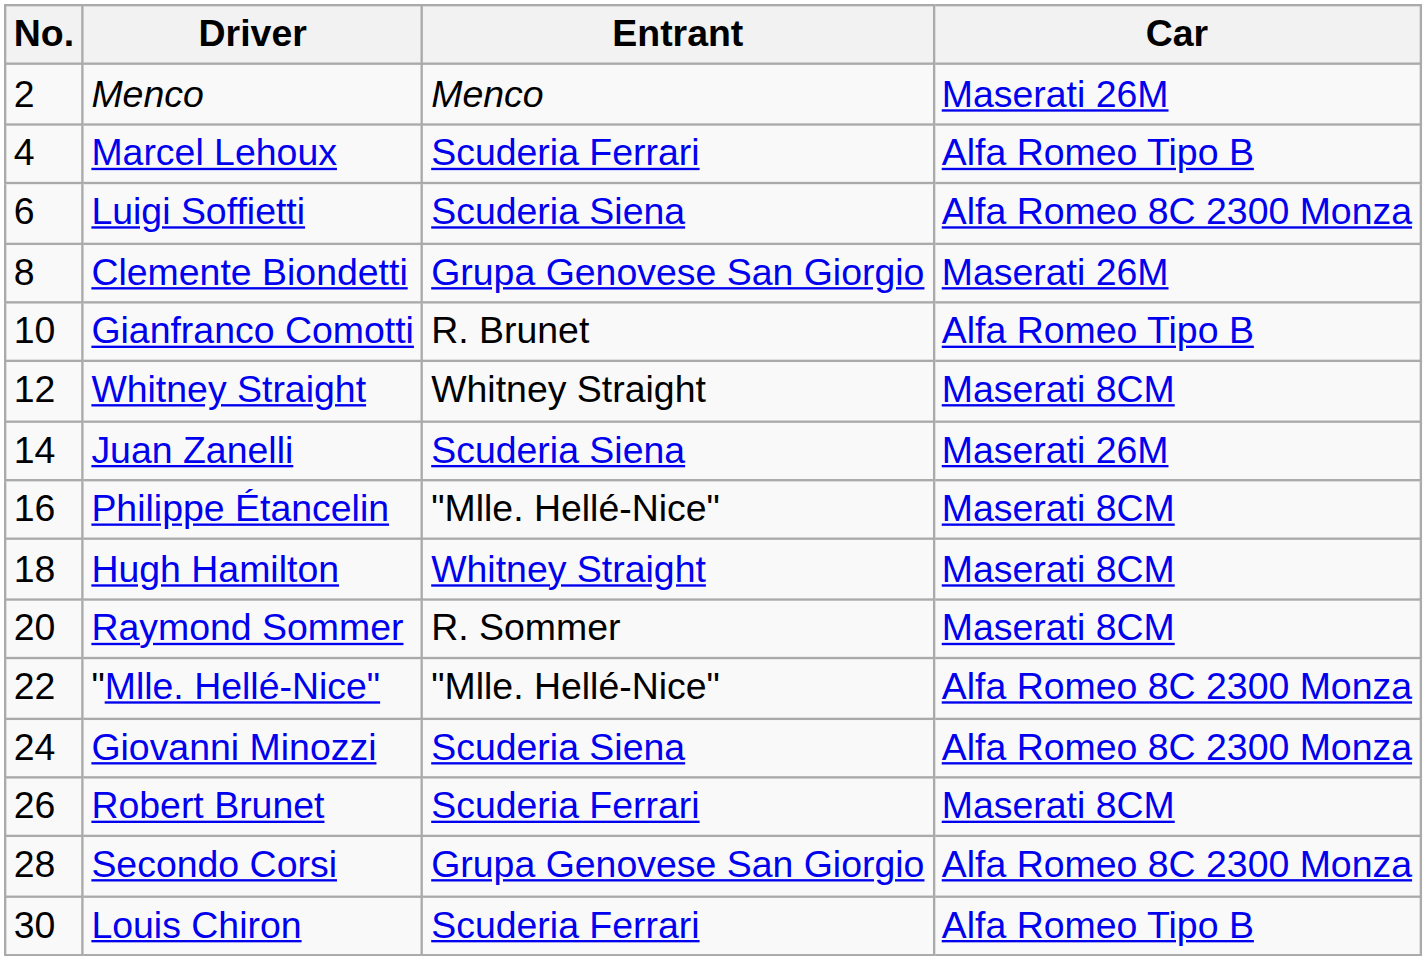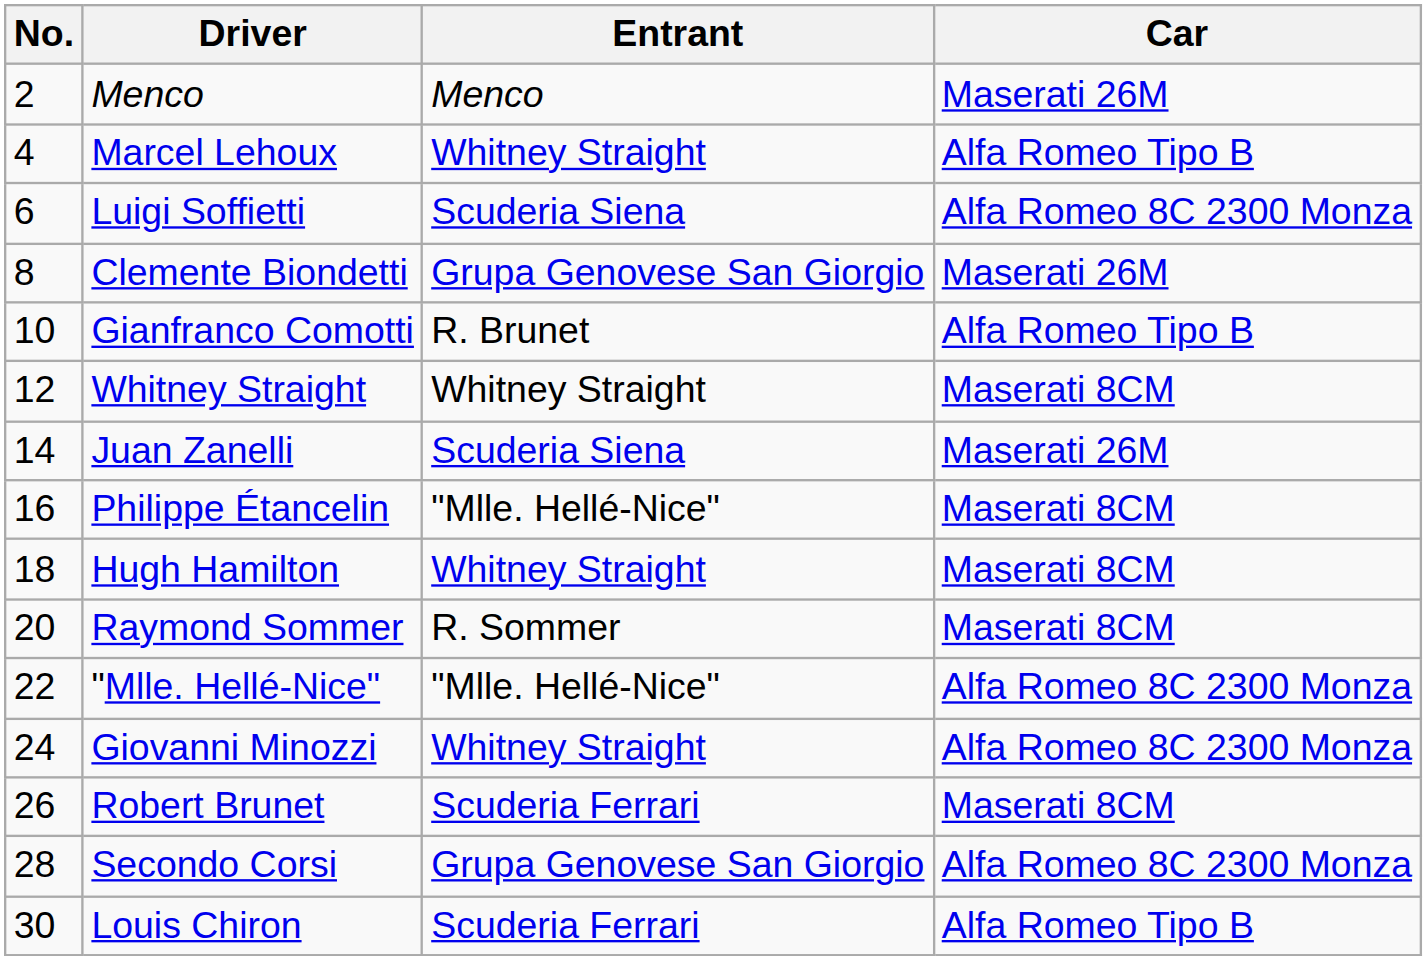(565, 152) Scuderia Ferrari -> (569, 152) Whitney Straight
(558, 746) Scuderia Siena -> (569, 746) Whitney Straight
